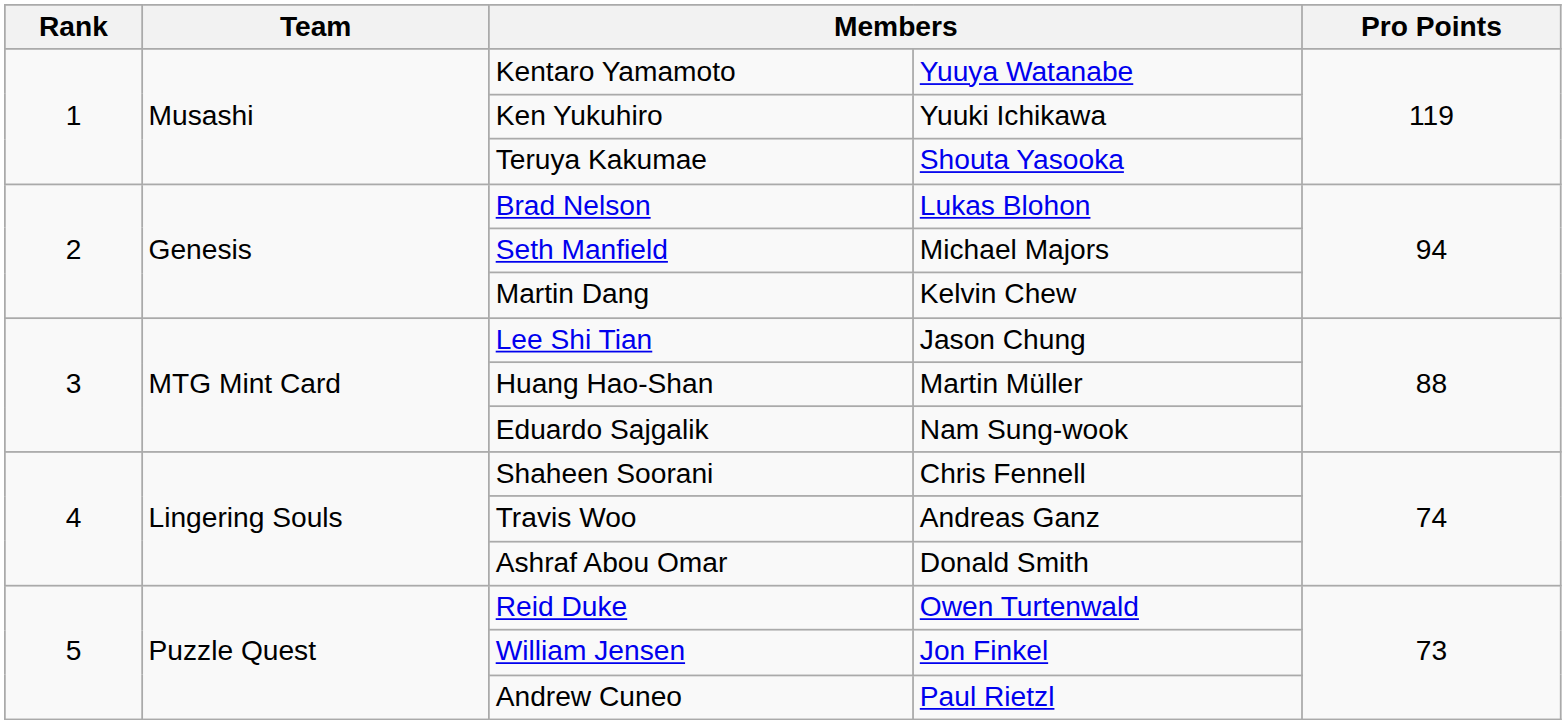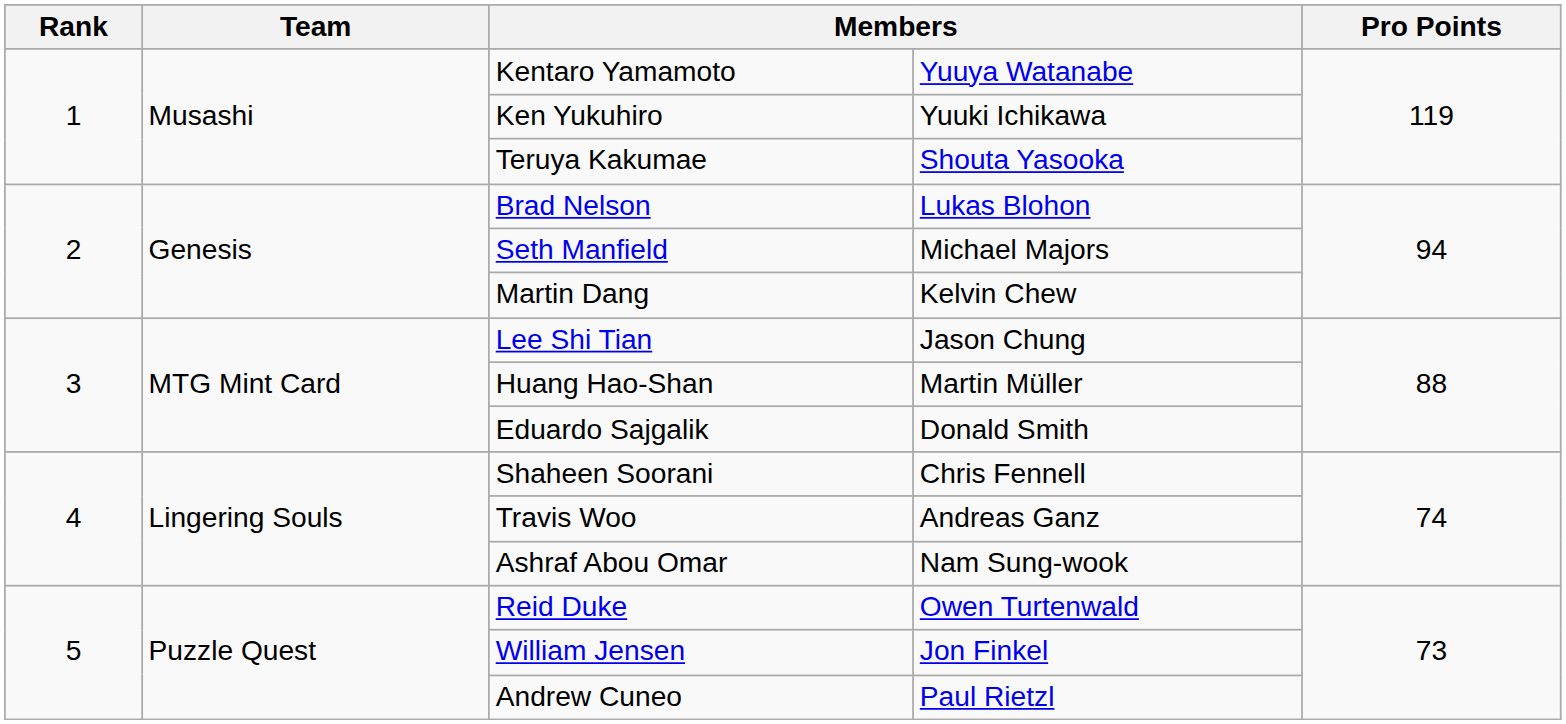(1024, 428) Nam Sung-wook -> (1004, 428) Donald Smith
(1004, 562) Donald Smith -> (1024, 562) Nam Sung-wook
